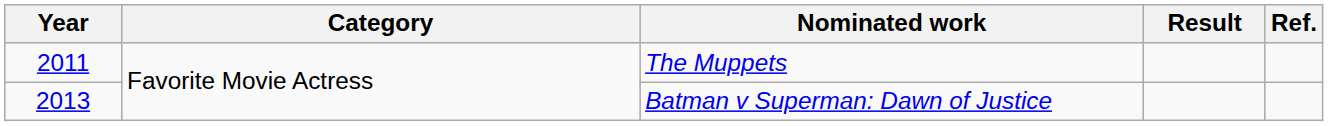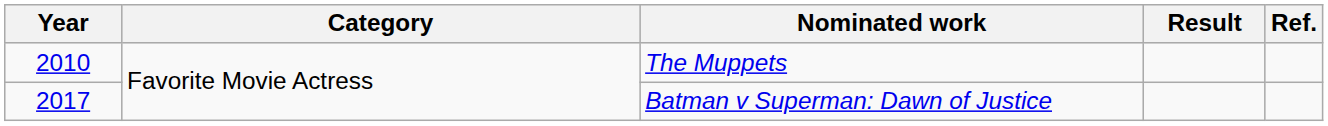(63, 62) 2011 -> (63, 62) 2010
(63, 100) 2013 -> (63, 100) 2017
